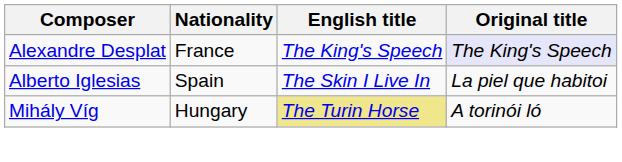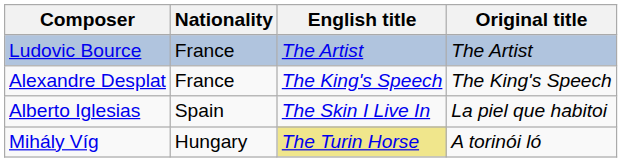+ row: (75, 50)
(531, 50) lavender background -> (531, 80) no background
